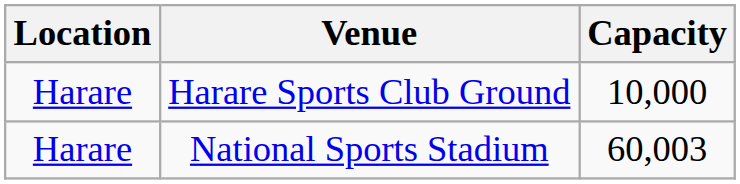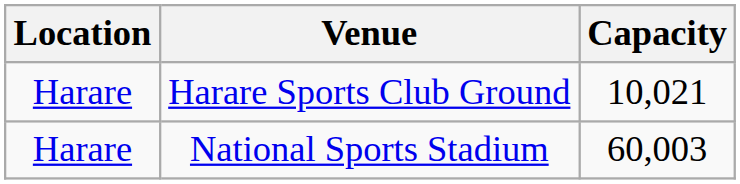(657, 91) 10,000 -> (657, 91) 10,021
